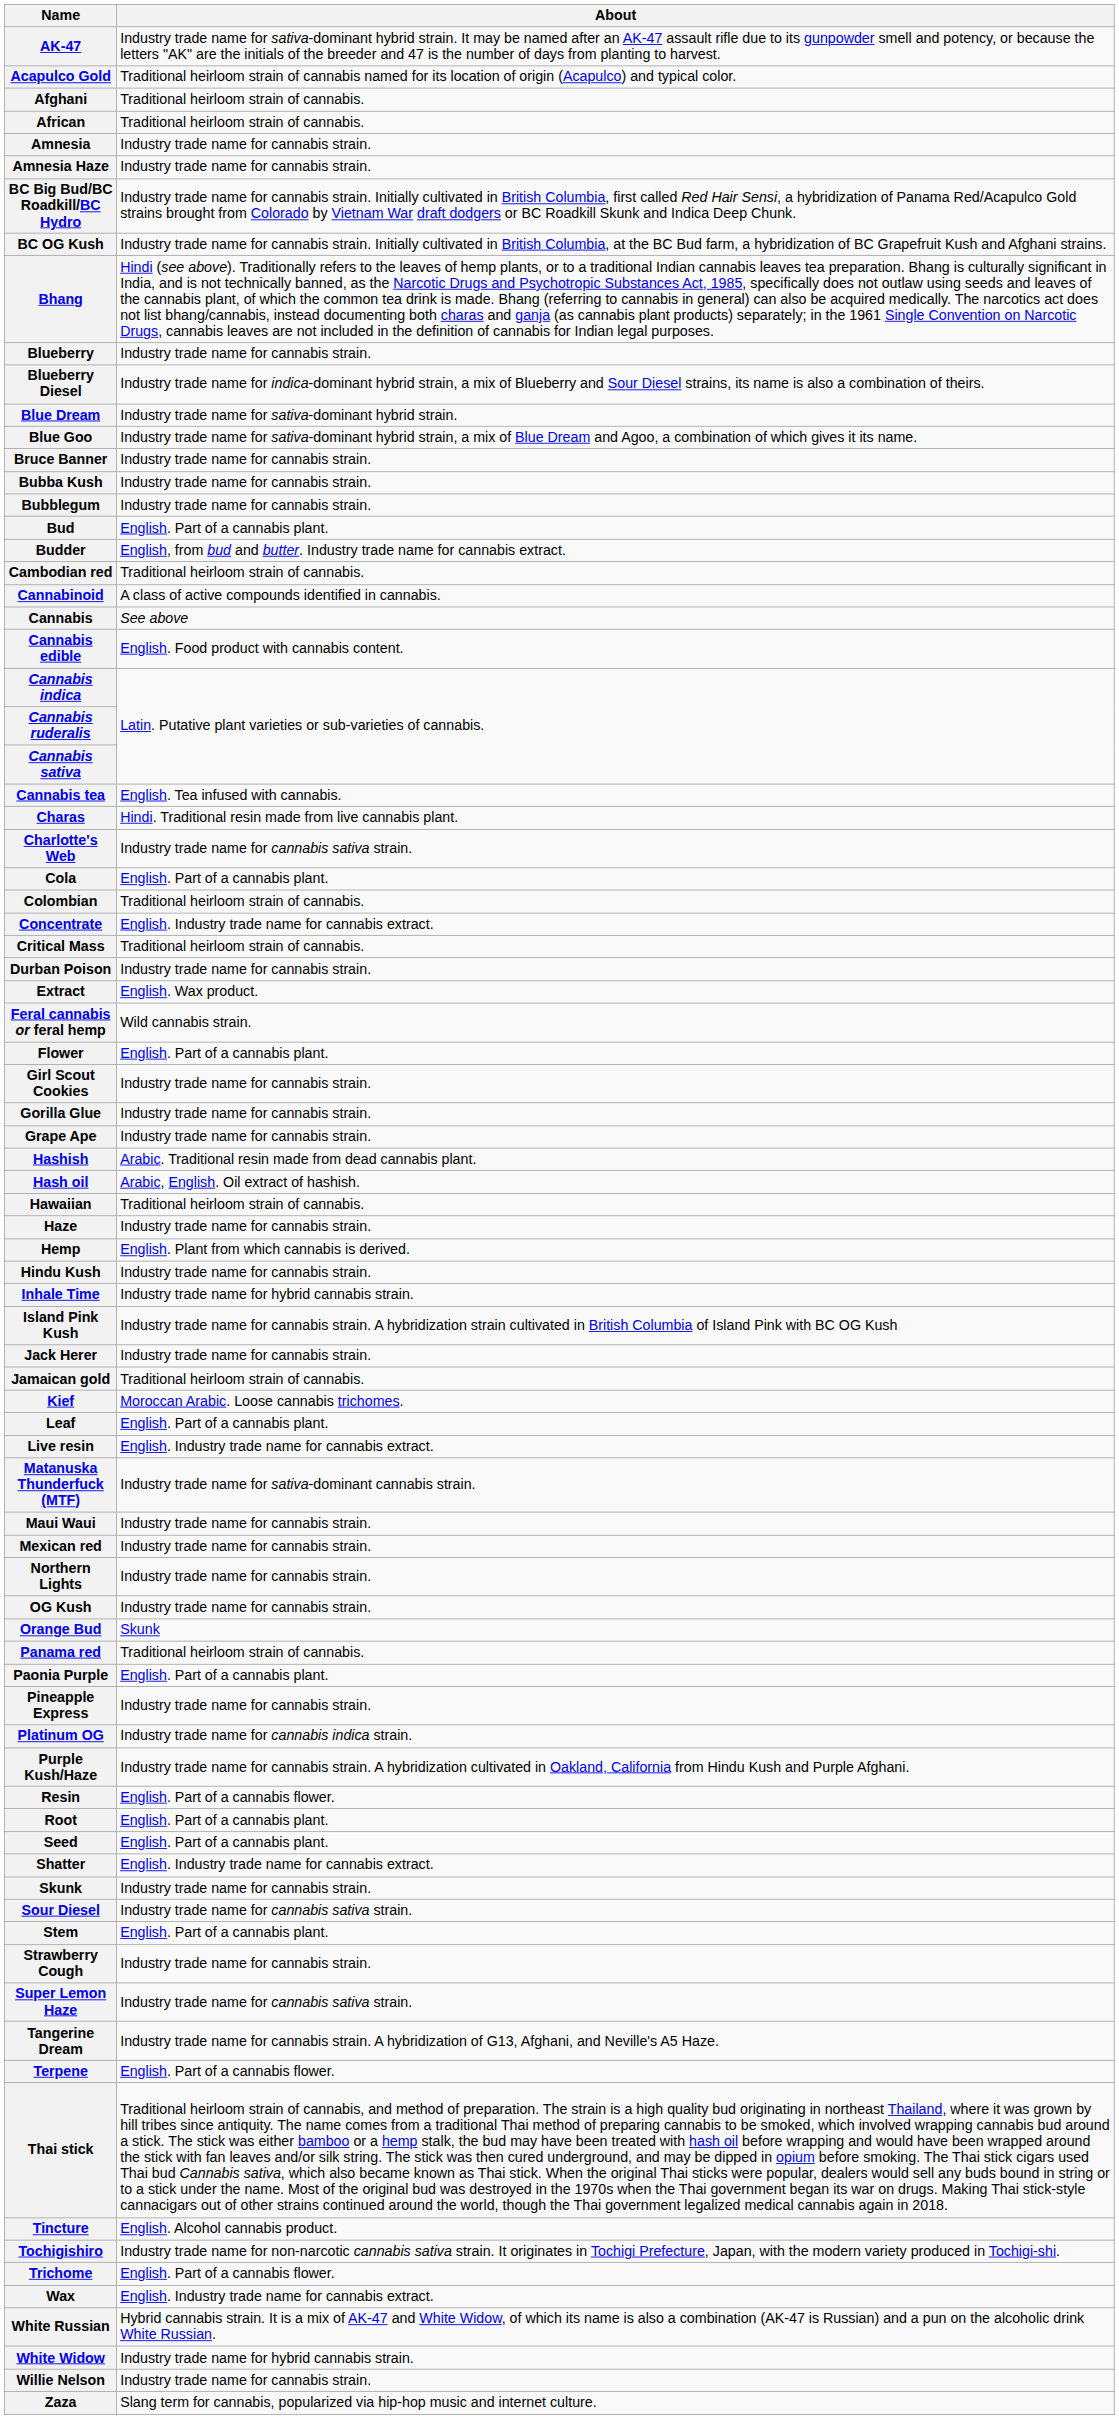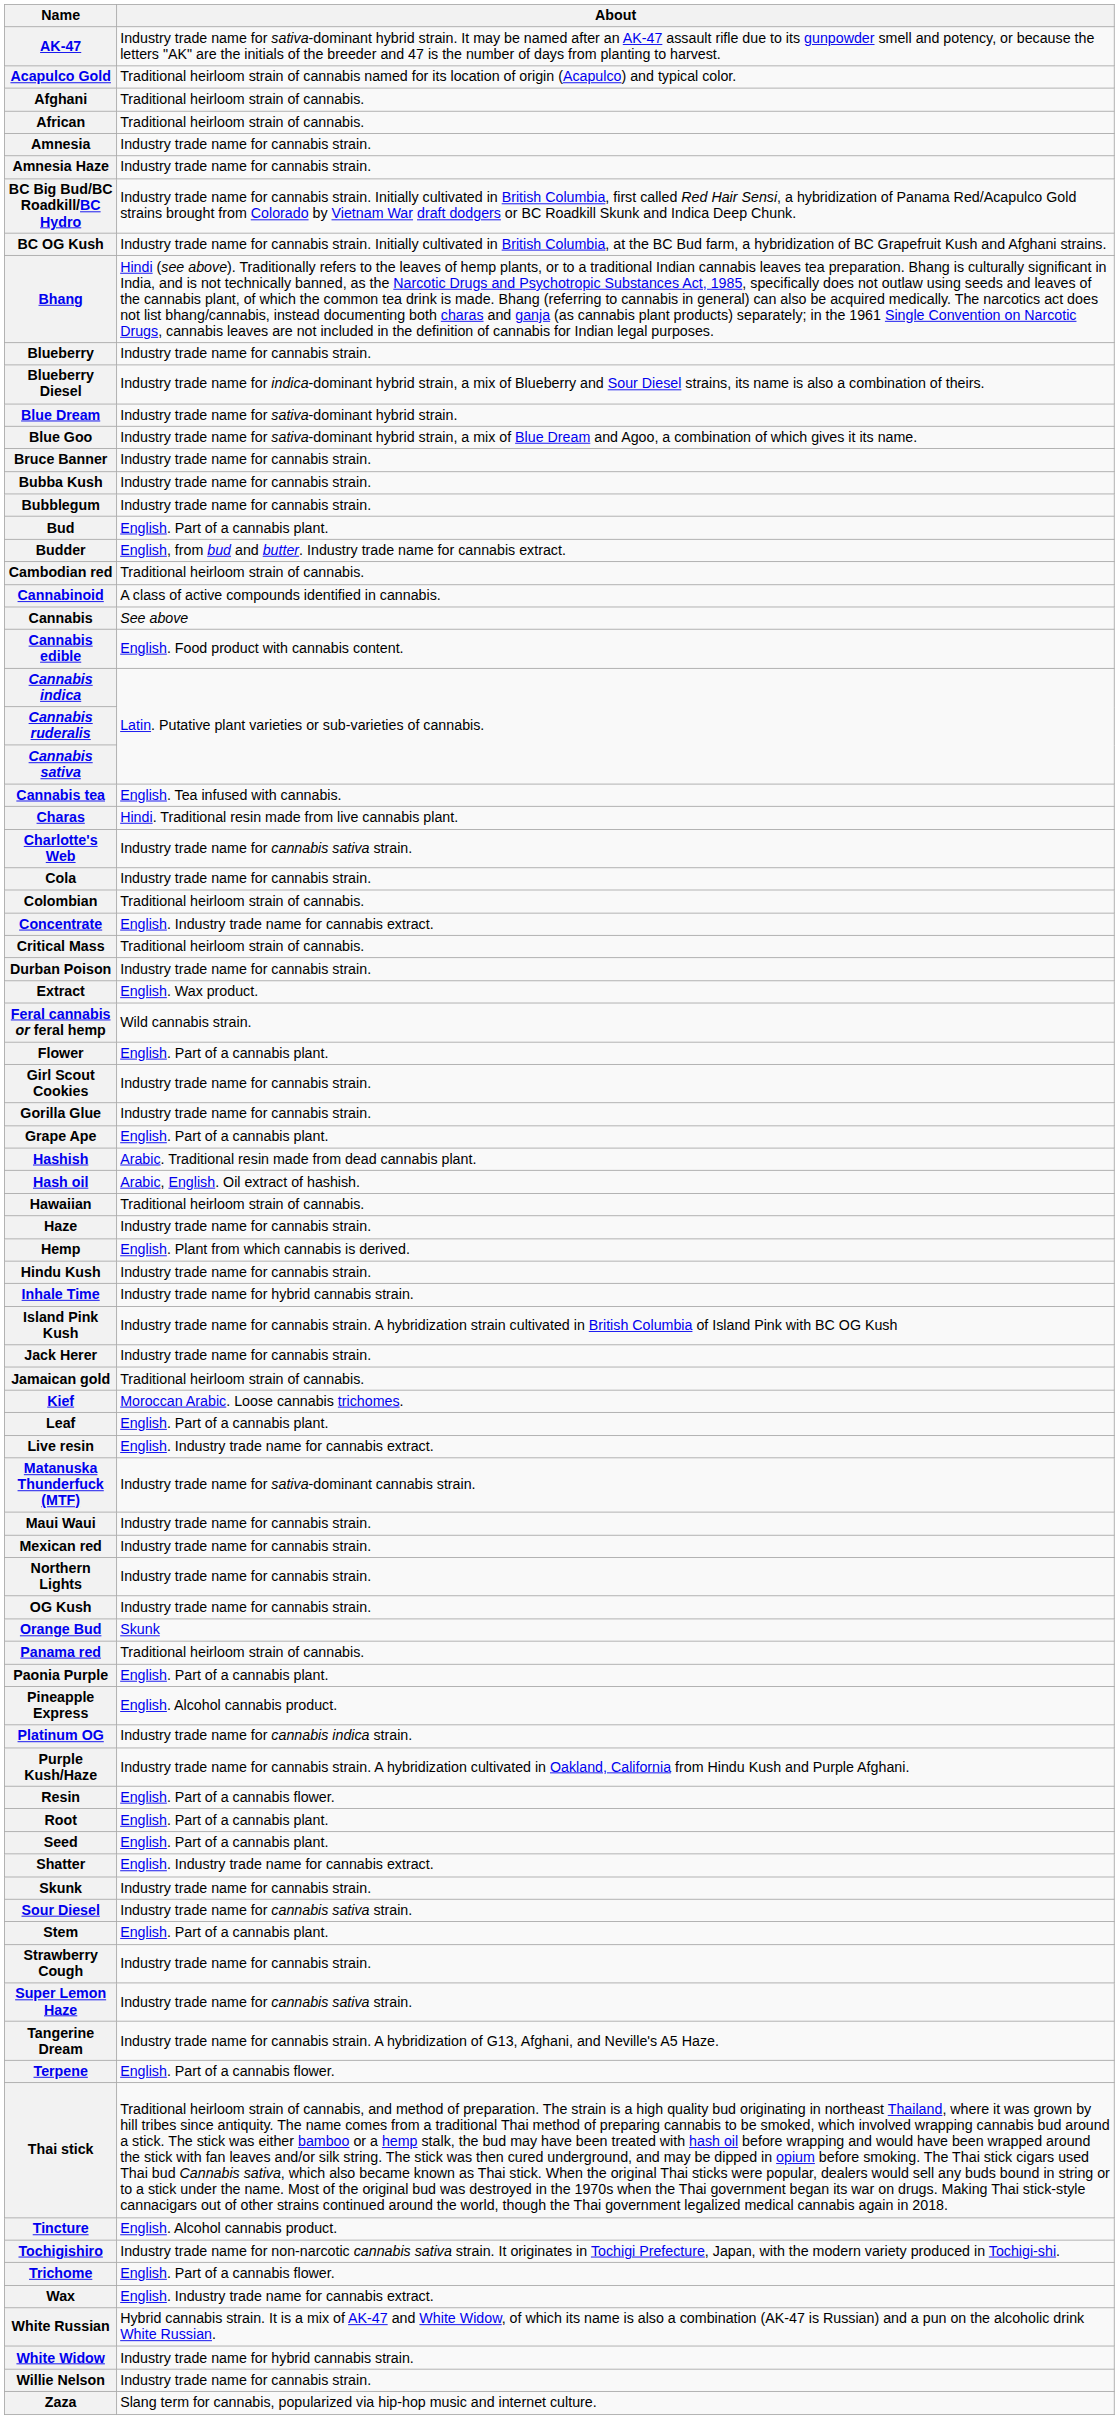(224, 878) English. Part of a cannabis plant. -> (246, 878) Industry trade name for cannabis strain.
(246, 1136) Industry trade name for cannabis strain. -> (224, 1136) English. Part of a cannabis plant.
(246, 1705) Industry trade name for cannabis strain. -> (229, 1705) English. Alcohol cannabis product.
